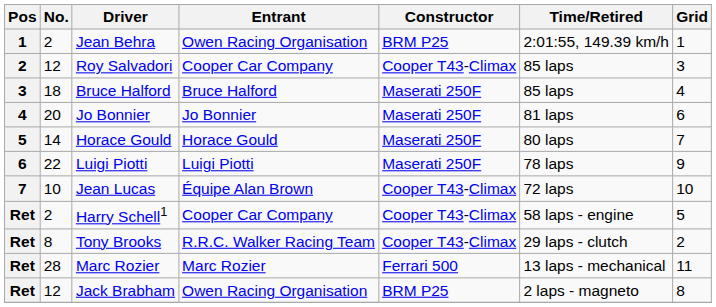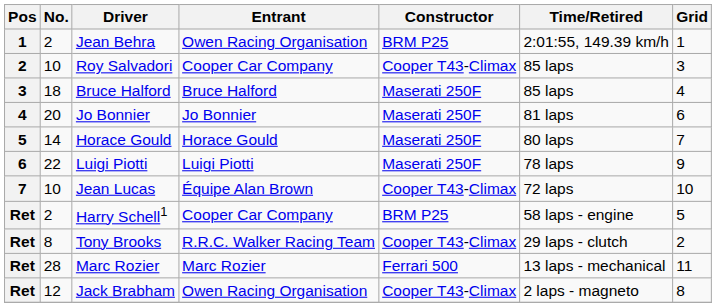(52, 66) 12 -> (52, 66) 10
(449, 215) Cooper T43-Climax -> (415, 215) BRM P25
(415, 290) BRM P25 -> (449, 290) Cooper T43-Climax
